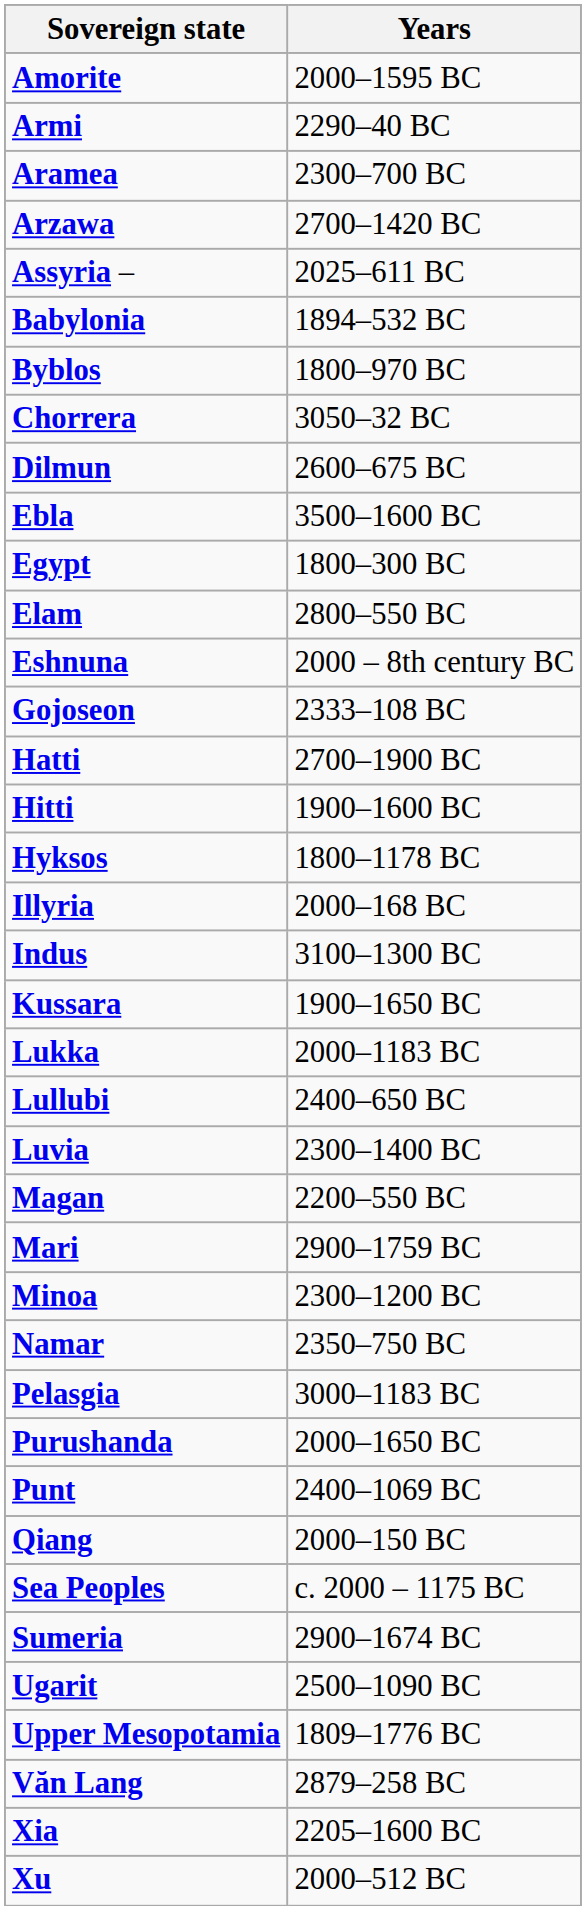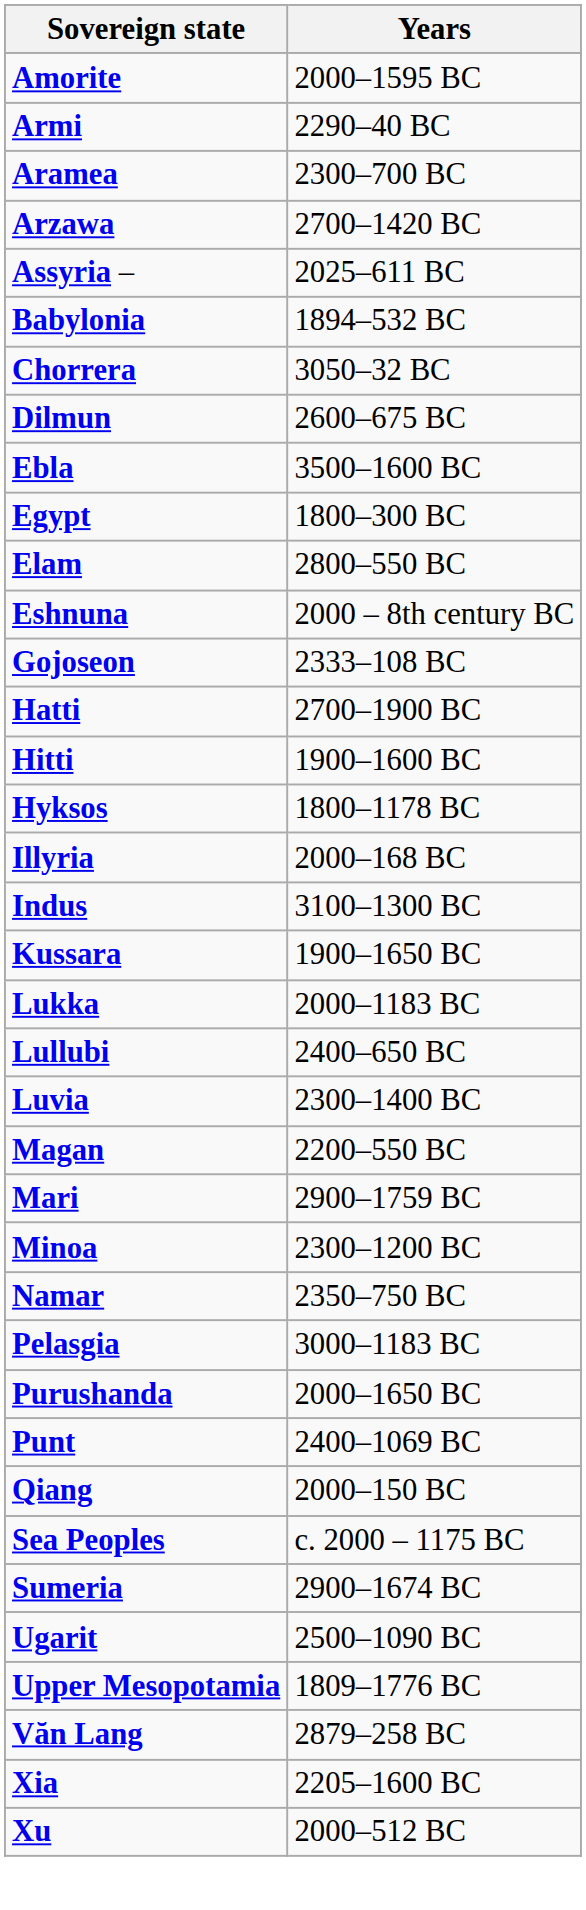- row: (56, 369)
